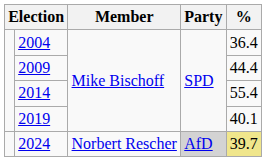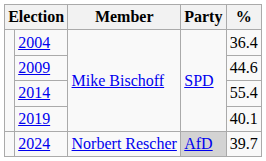(244, 67) 44.4 -> (244, 67) 44.6
(244, 144) khaki background -> (244, 144) no background
